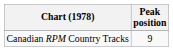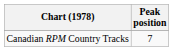(150, 38) 9 -> (150, 38) 7
